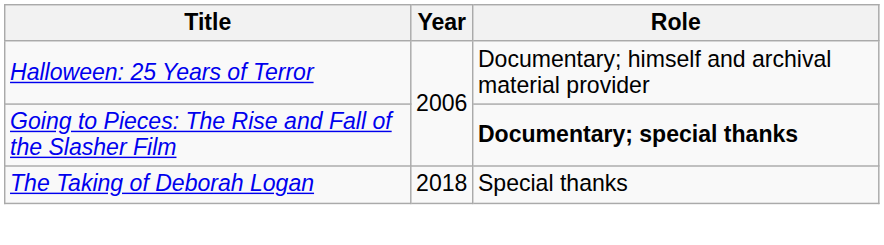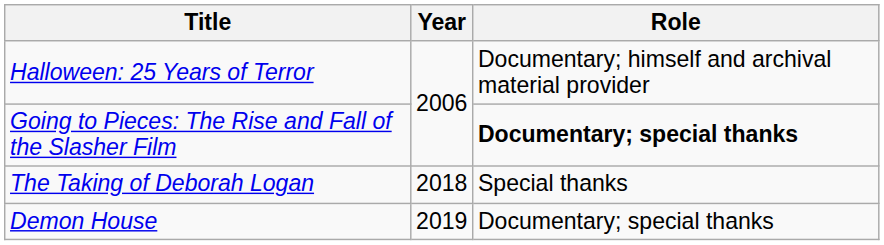+ row: (84, 220)
